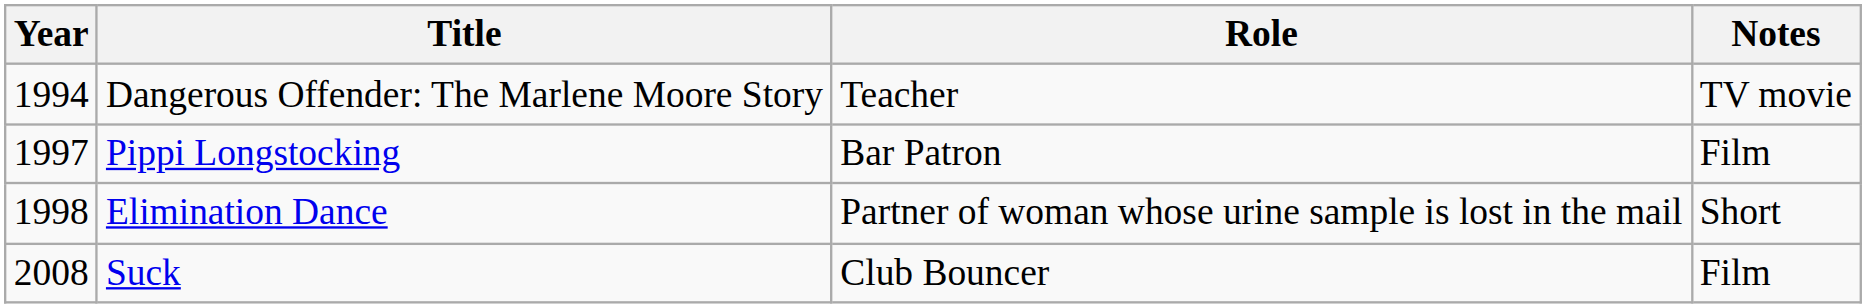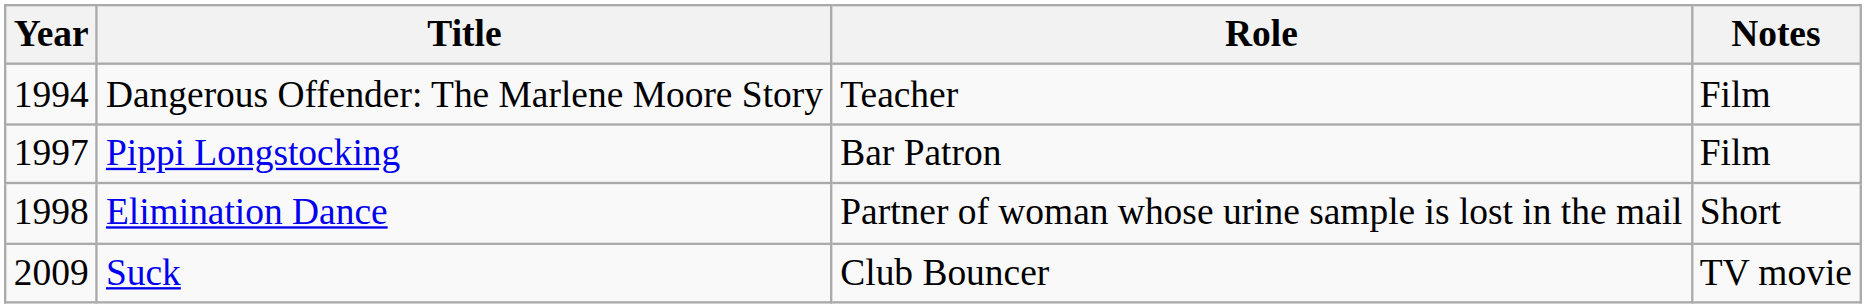(1776, 93) TV movie -> (1735, 93) Film
(51, 271) 2008 -> (51, 271) 2009
(1735, 271) Film -> (1776, 271) TV movie
